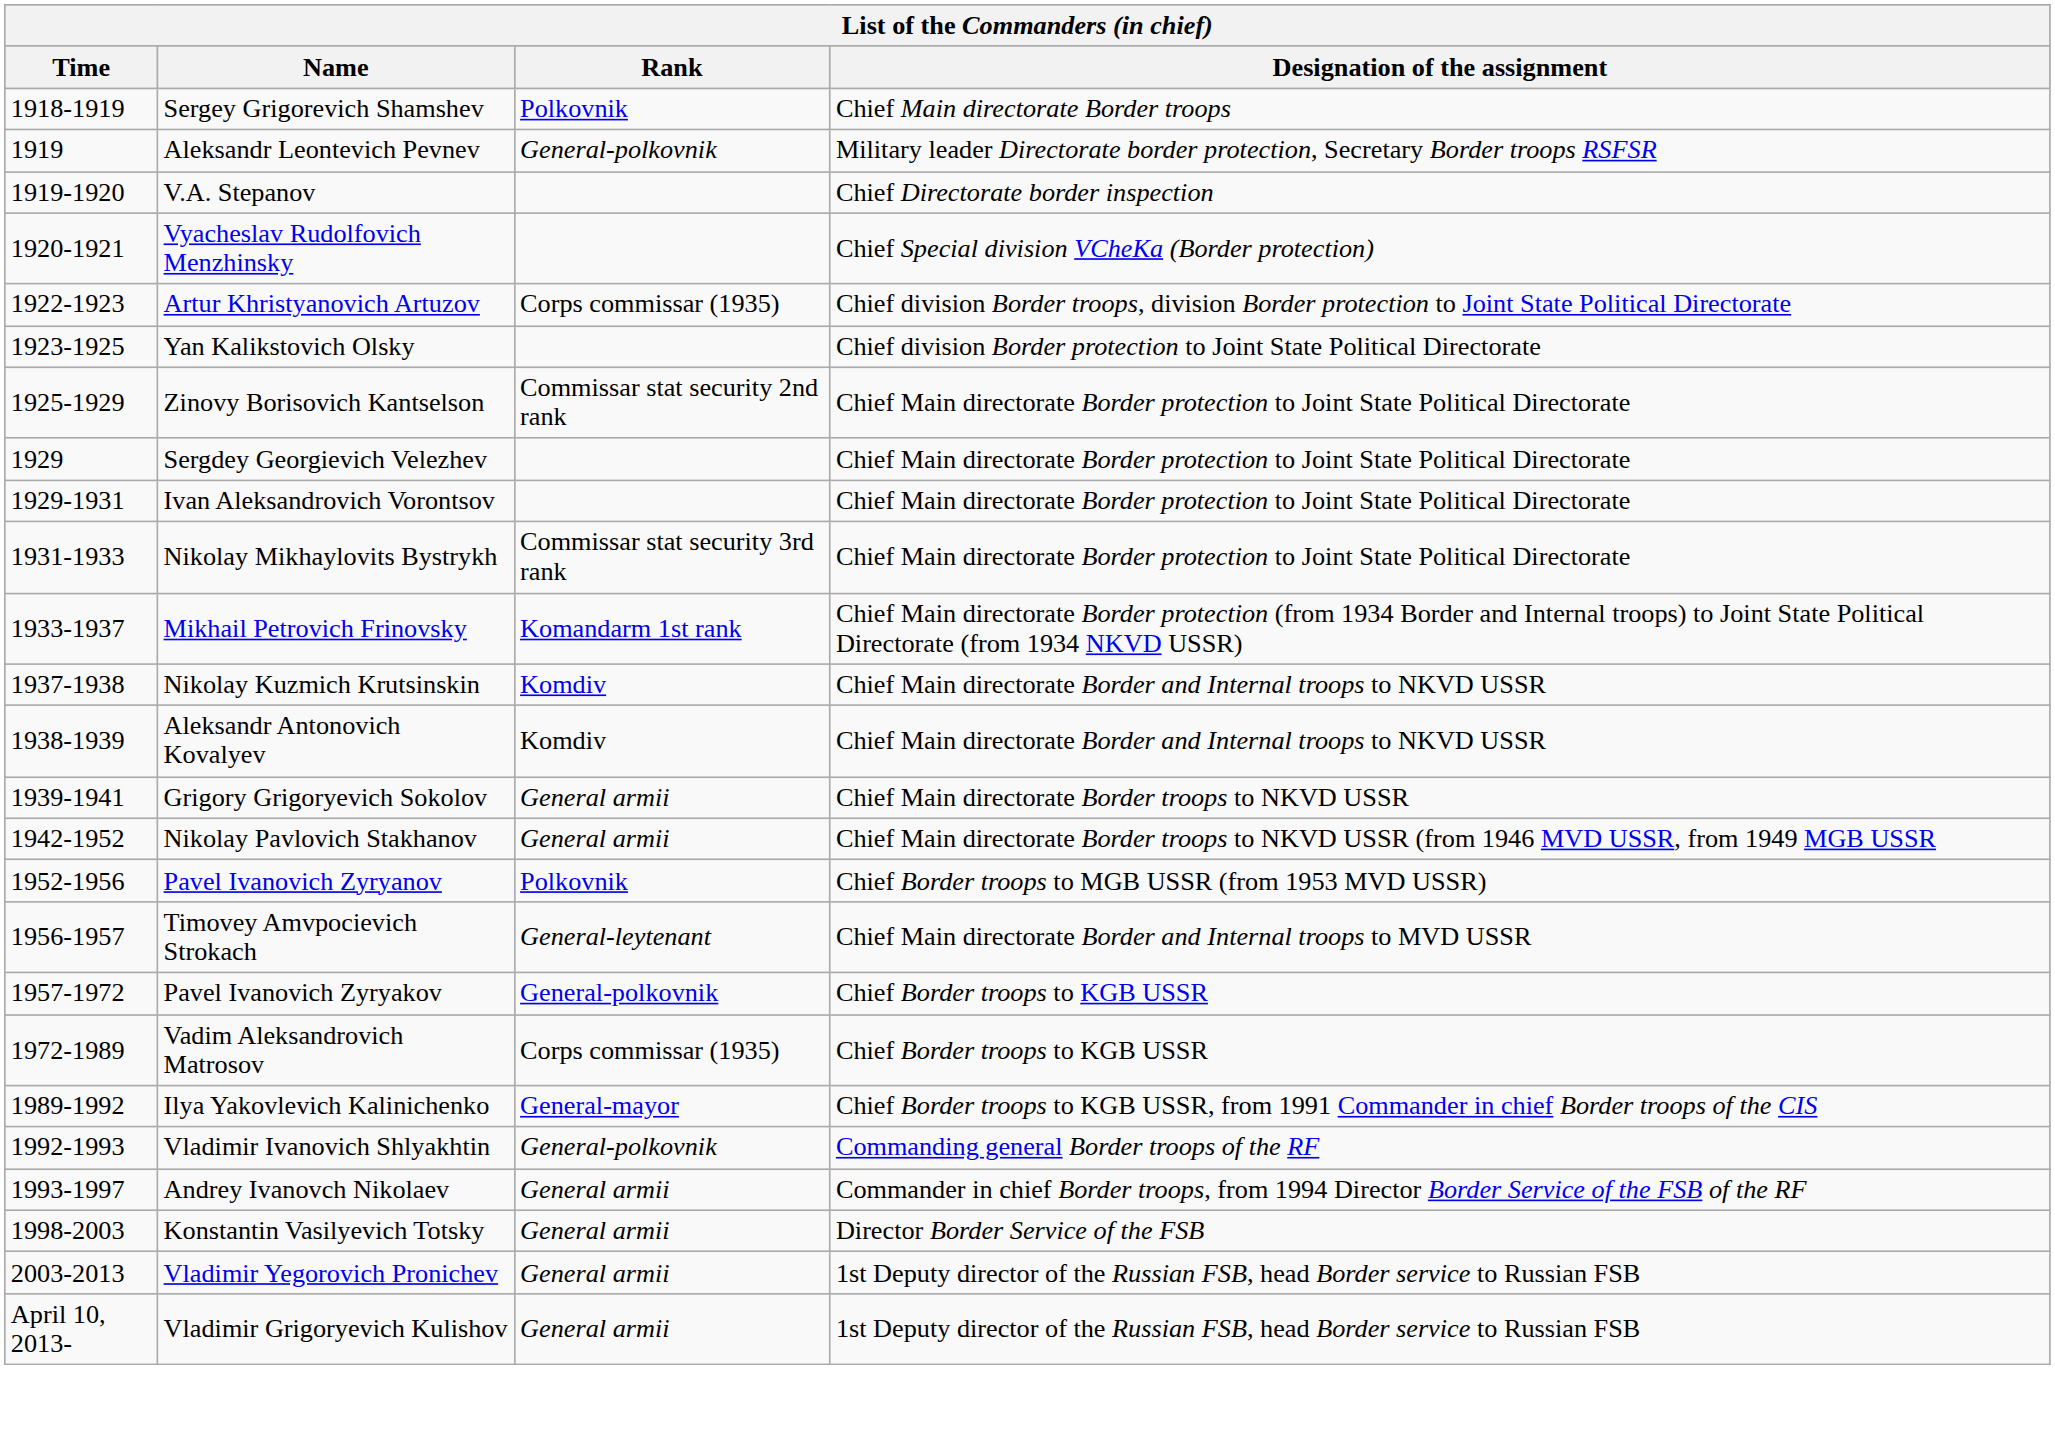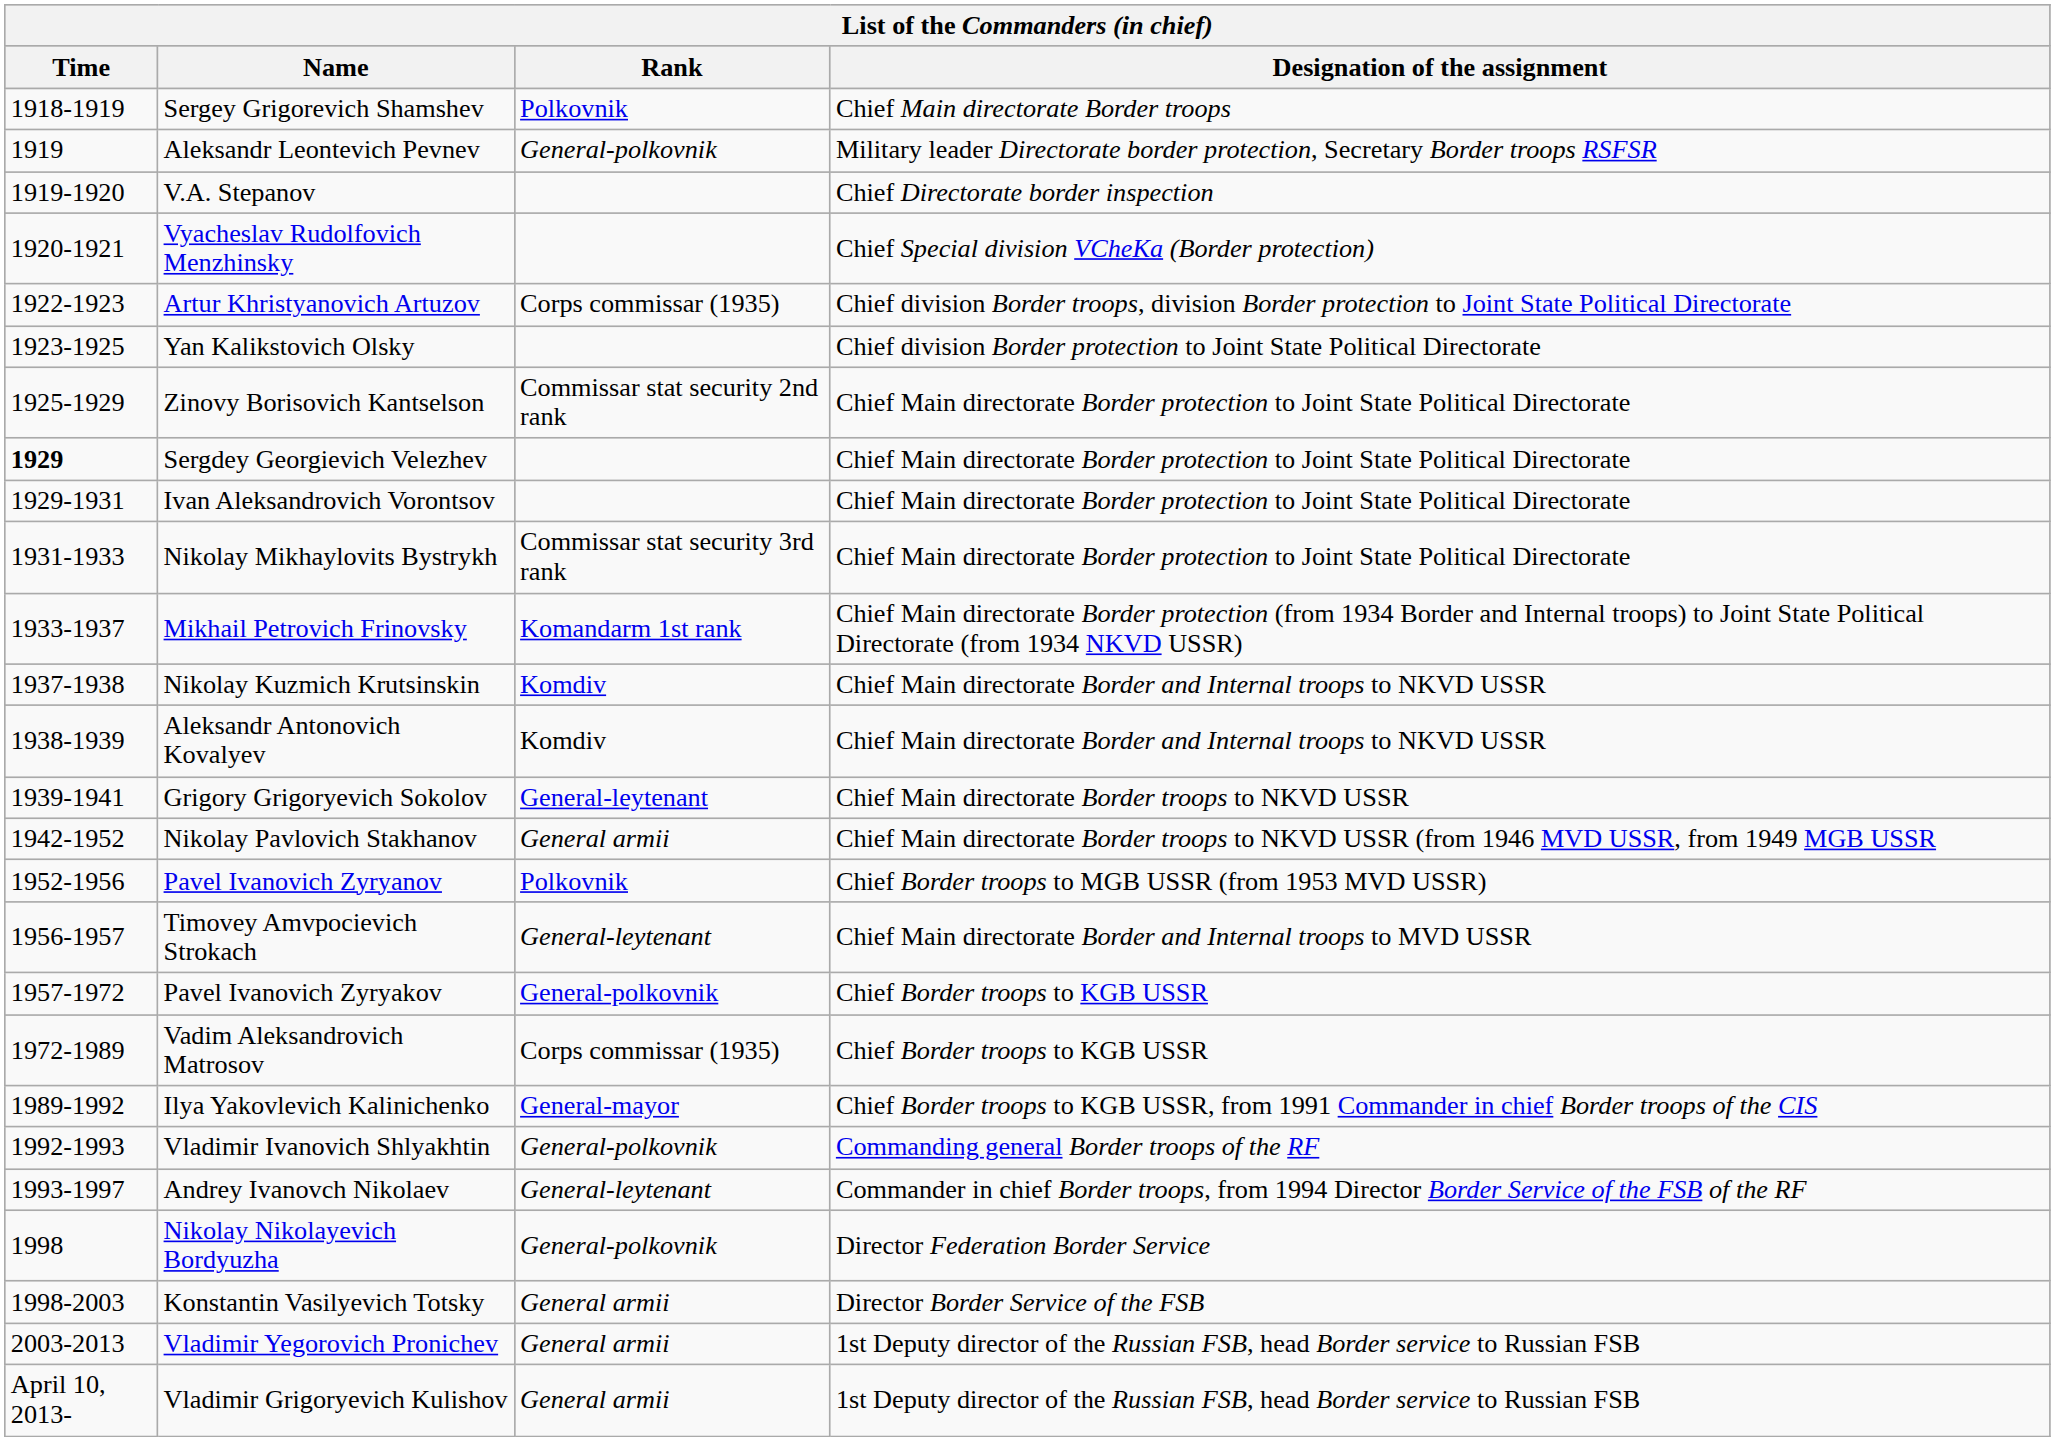(37, 458) normal -> (37, 458) bold
(595, 797) General armii -> (614, 797) General-leytenant
(595, 1189) General armii -> (616, 1189) General-leytenant
+ row: (280, 1245)
